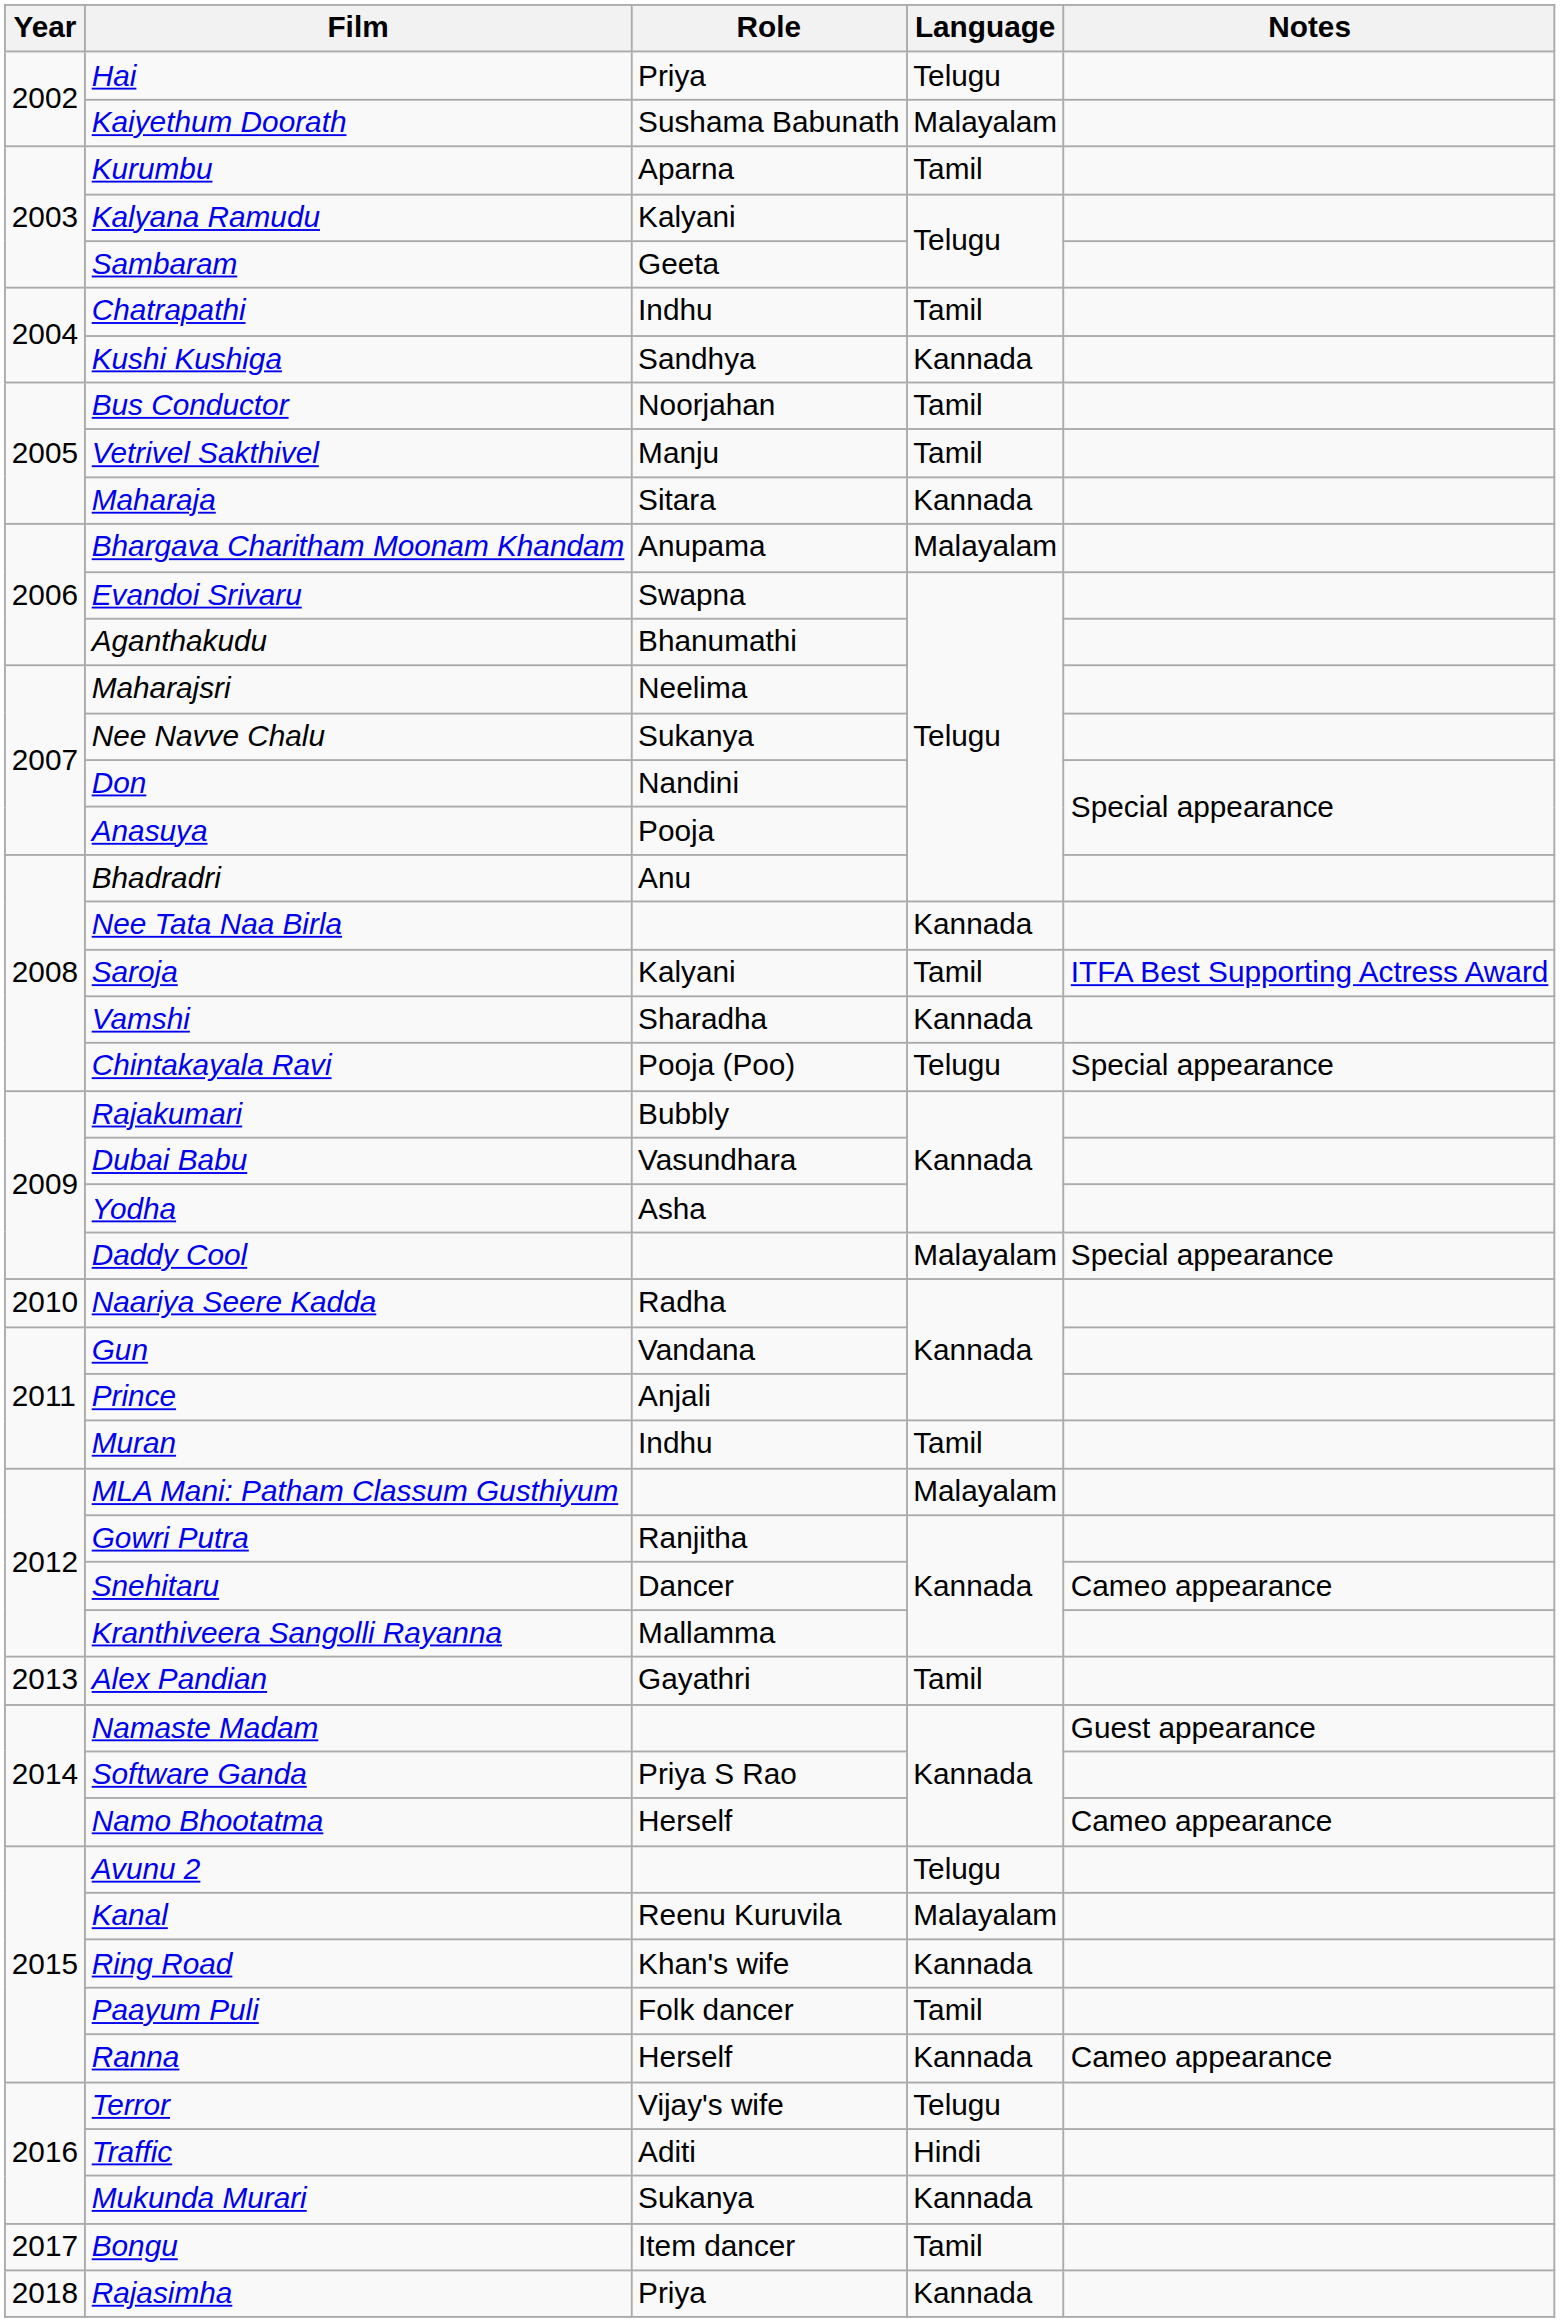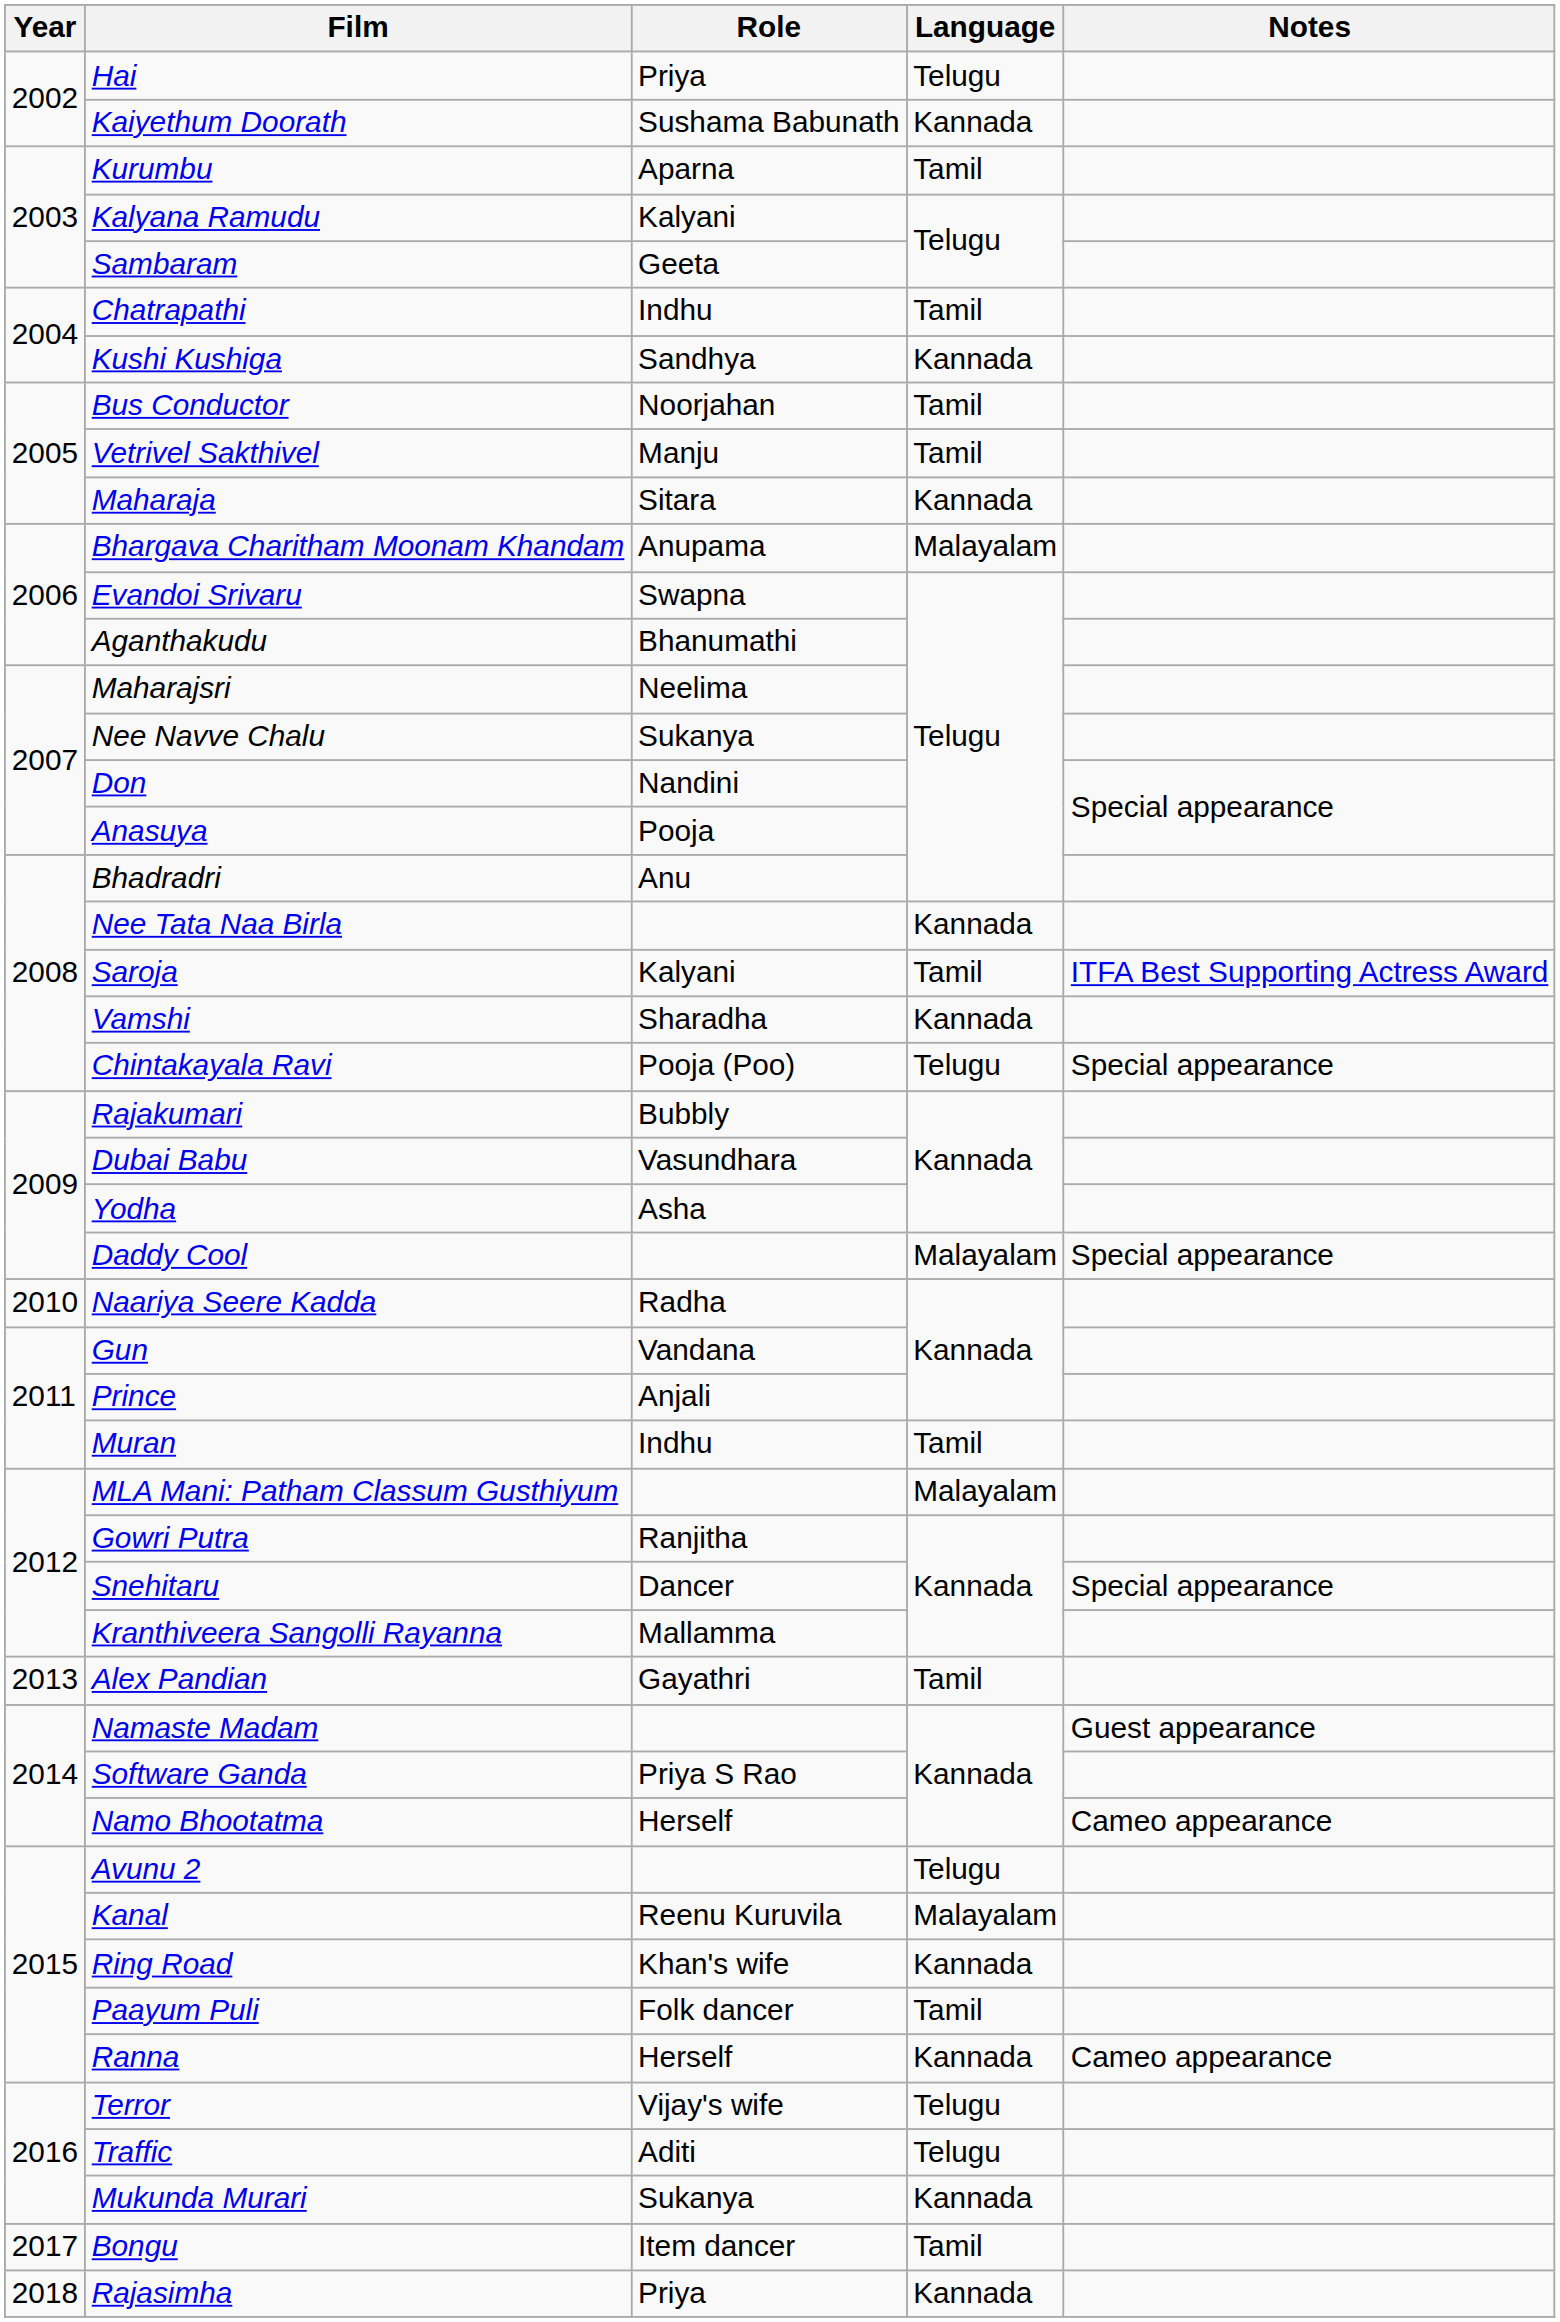(985, 122) Malayalam -> (973, 122) Kannada
(1202, 1585) Cameo appearance -> (1202, 1585) Special appearance
(947, 2151) Hindi -> (957, 2151) Telugu
